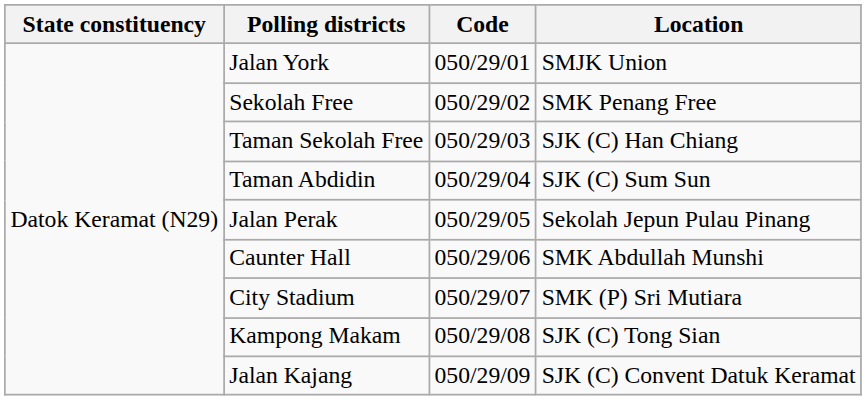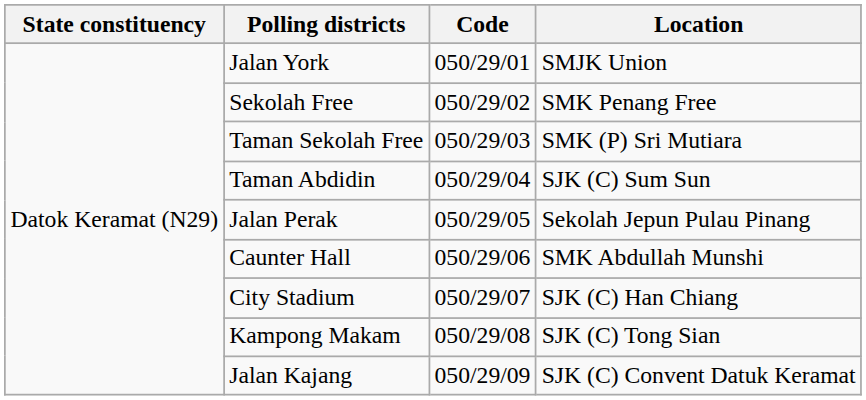(640, 140) SJK (C) Han Chiang -> (642, 140) SMK (P) Sri Mutiara
(642, 296) SMK (P) Sri Mutiara -> (640, 296) SJK (C) Han Chiang
